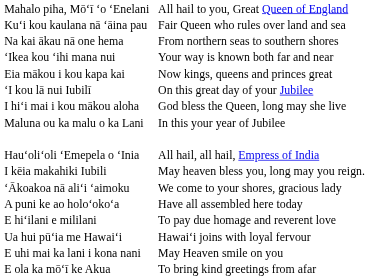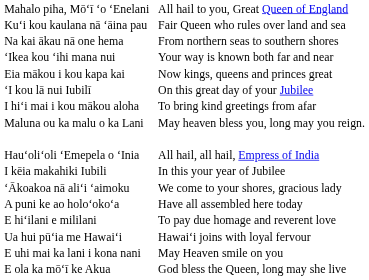(252, 106) God bless the Queen, long may she live -> (237, 106) To bring kind greetings from afar
(222, 122) In this your year of Jubilee -> (262, 122) May heaven bless you, long may you reign.
(262, 171) May heaven bless you, long may you reign. -> (222, 171) In this your year of Jubilee
(237, 269) To bring kind greetings from afar -> (252, 269) God bless the Queen, long may she live
